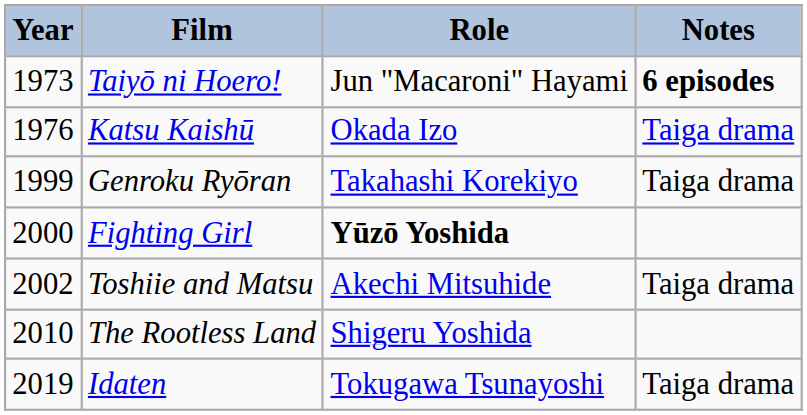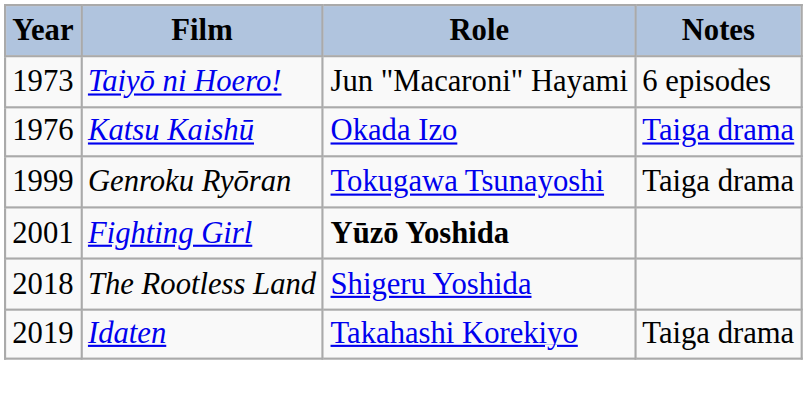(708, 80) bold -> (707, 80) normal
(454, 181) Takahashi Korekiyo -> (467, 181) Tokugawa Tsunayoshi
(43, 232) 2000 -> (43, 232) 2001
- row: (201, 283)
(43, 333) 2010 -> (43, 283) 2018
(467, 384) Tokugawa Tsunayoshi -> (454, 333) Takahashi Korekiyo
